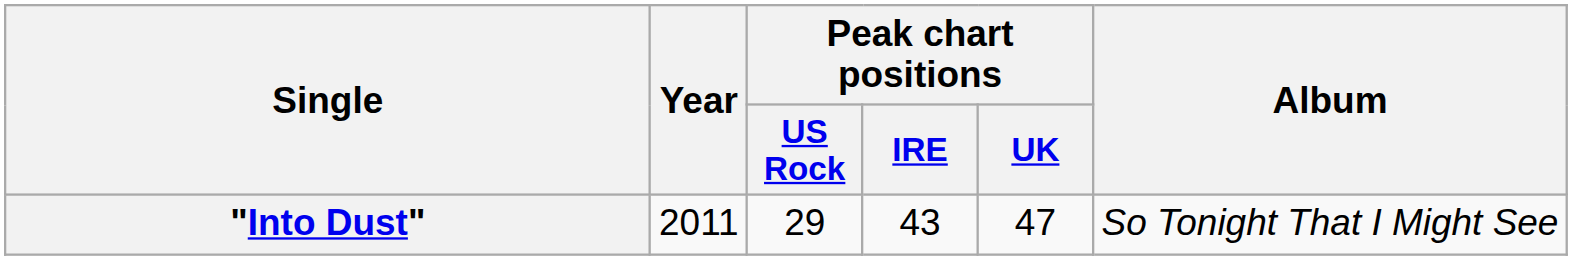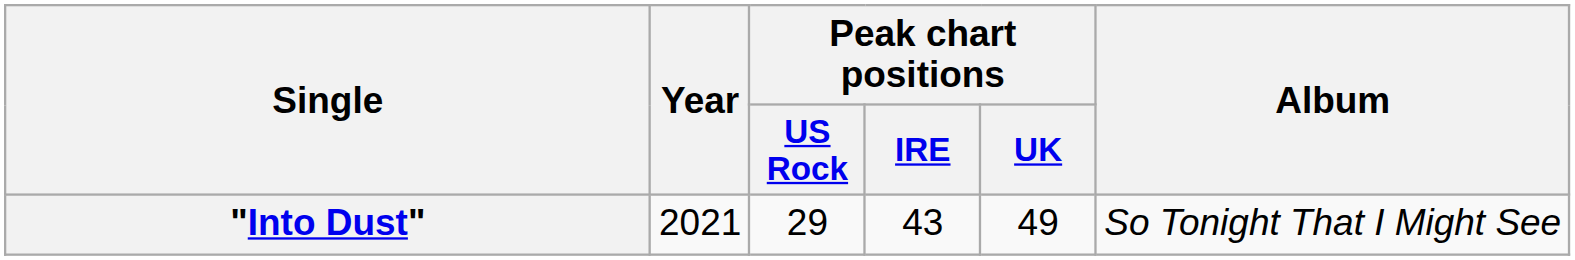(699, 223) 2011 -> (700, 223) 2021
(1035, 223) 47 -> (1038, 223) 49
